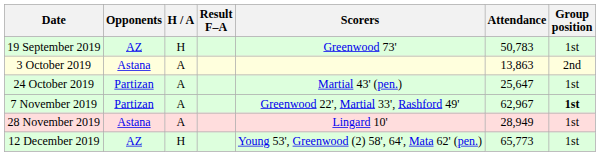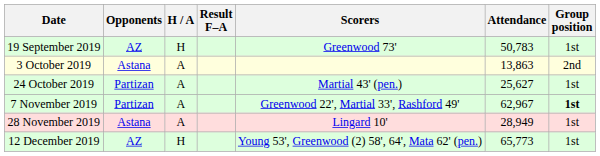(517, 84) 25,647 -> (517, 84) 25,627
